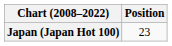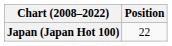(145, 31) 23 -> (145, 31) 22
